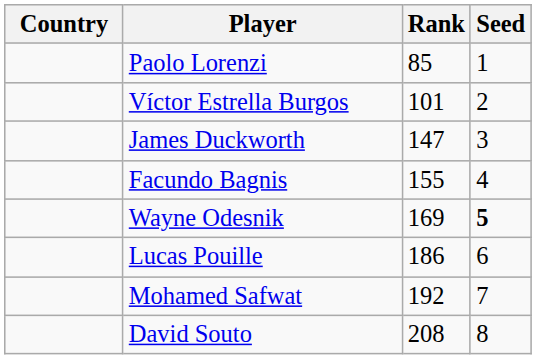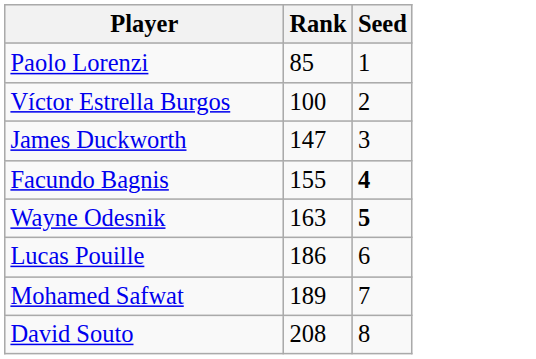- column: (64, 23)
(426, 101) 101 -> (308, 101) 100
(482, 179) normal -> (364, 179) bold
(426, 218) 169 -> (308, 218) 163
(426, 295) 192 -> (308, 295) 189
